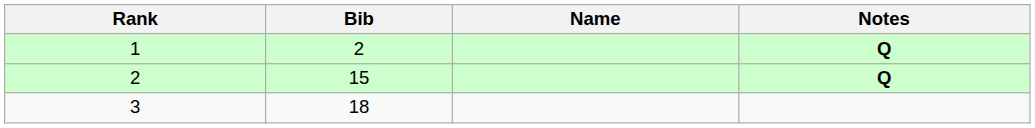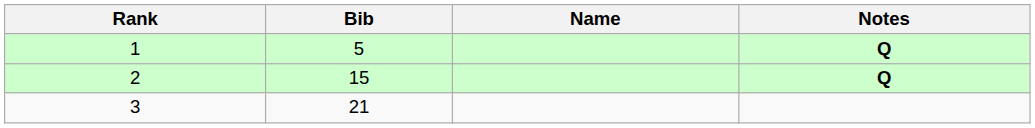(359, 48) 2 -> (359, 48) 5
(359, 107) 18 -> (359, 107) 21
